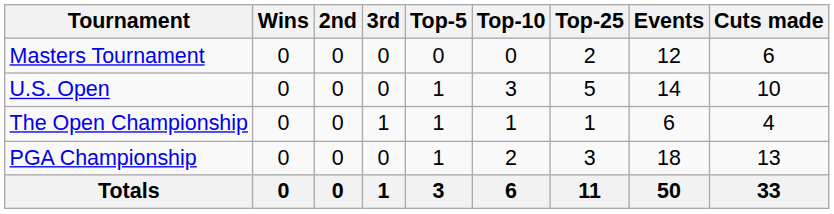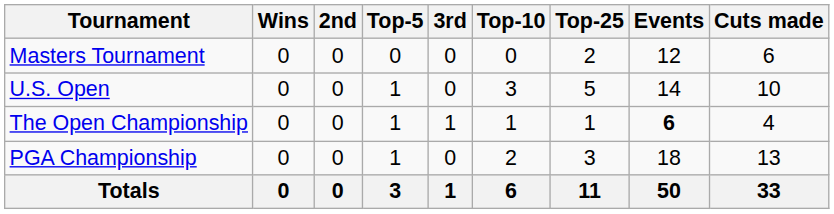columns swapped: (383, 21) <-> (438, 21)
(669, 123) normal -> (669, 123) bold
